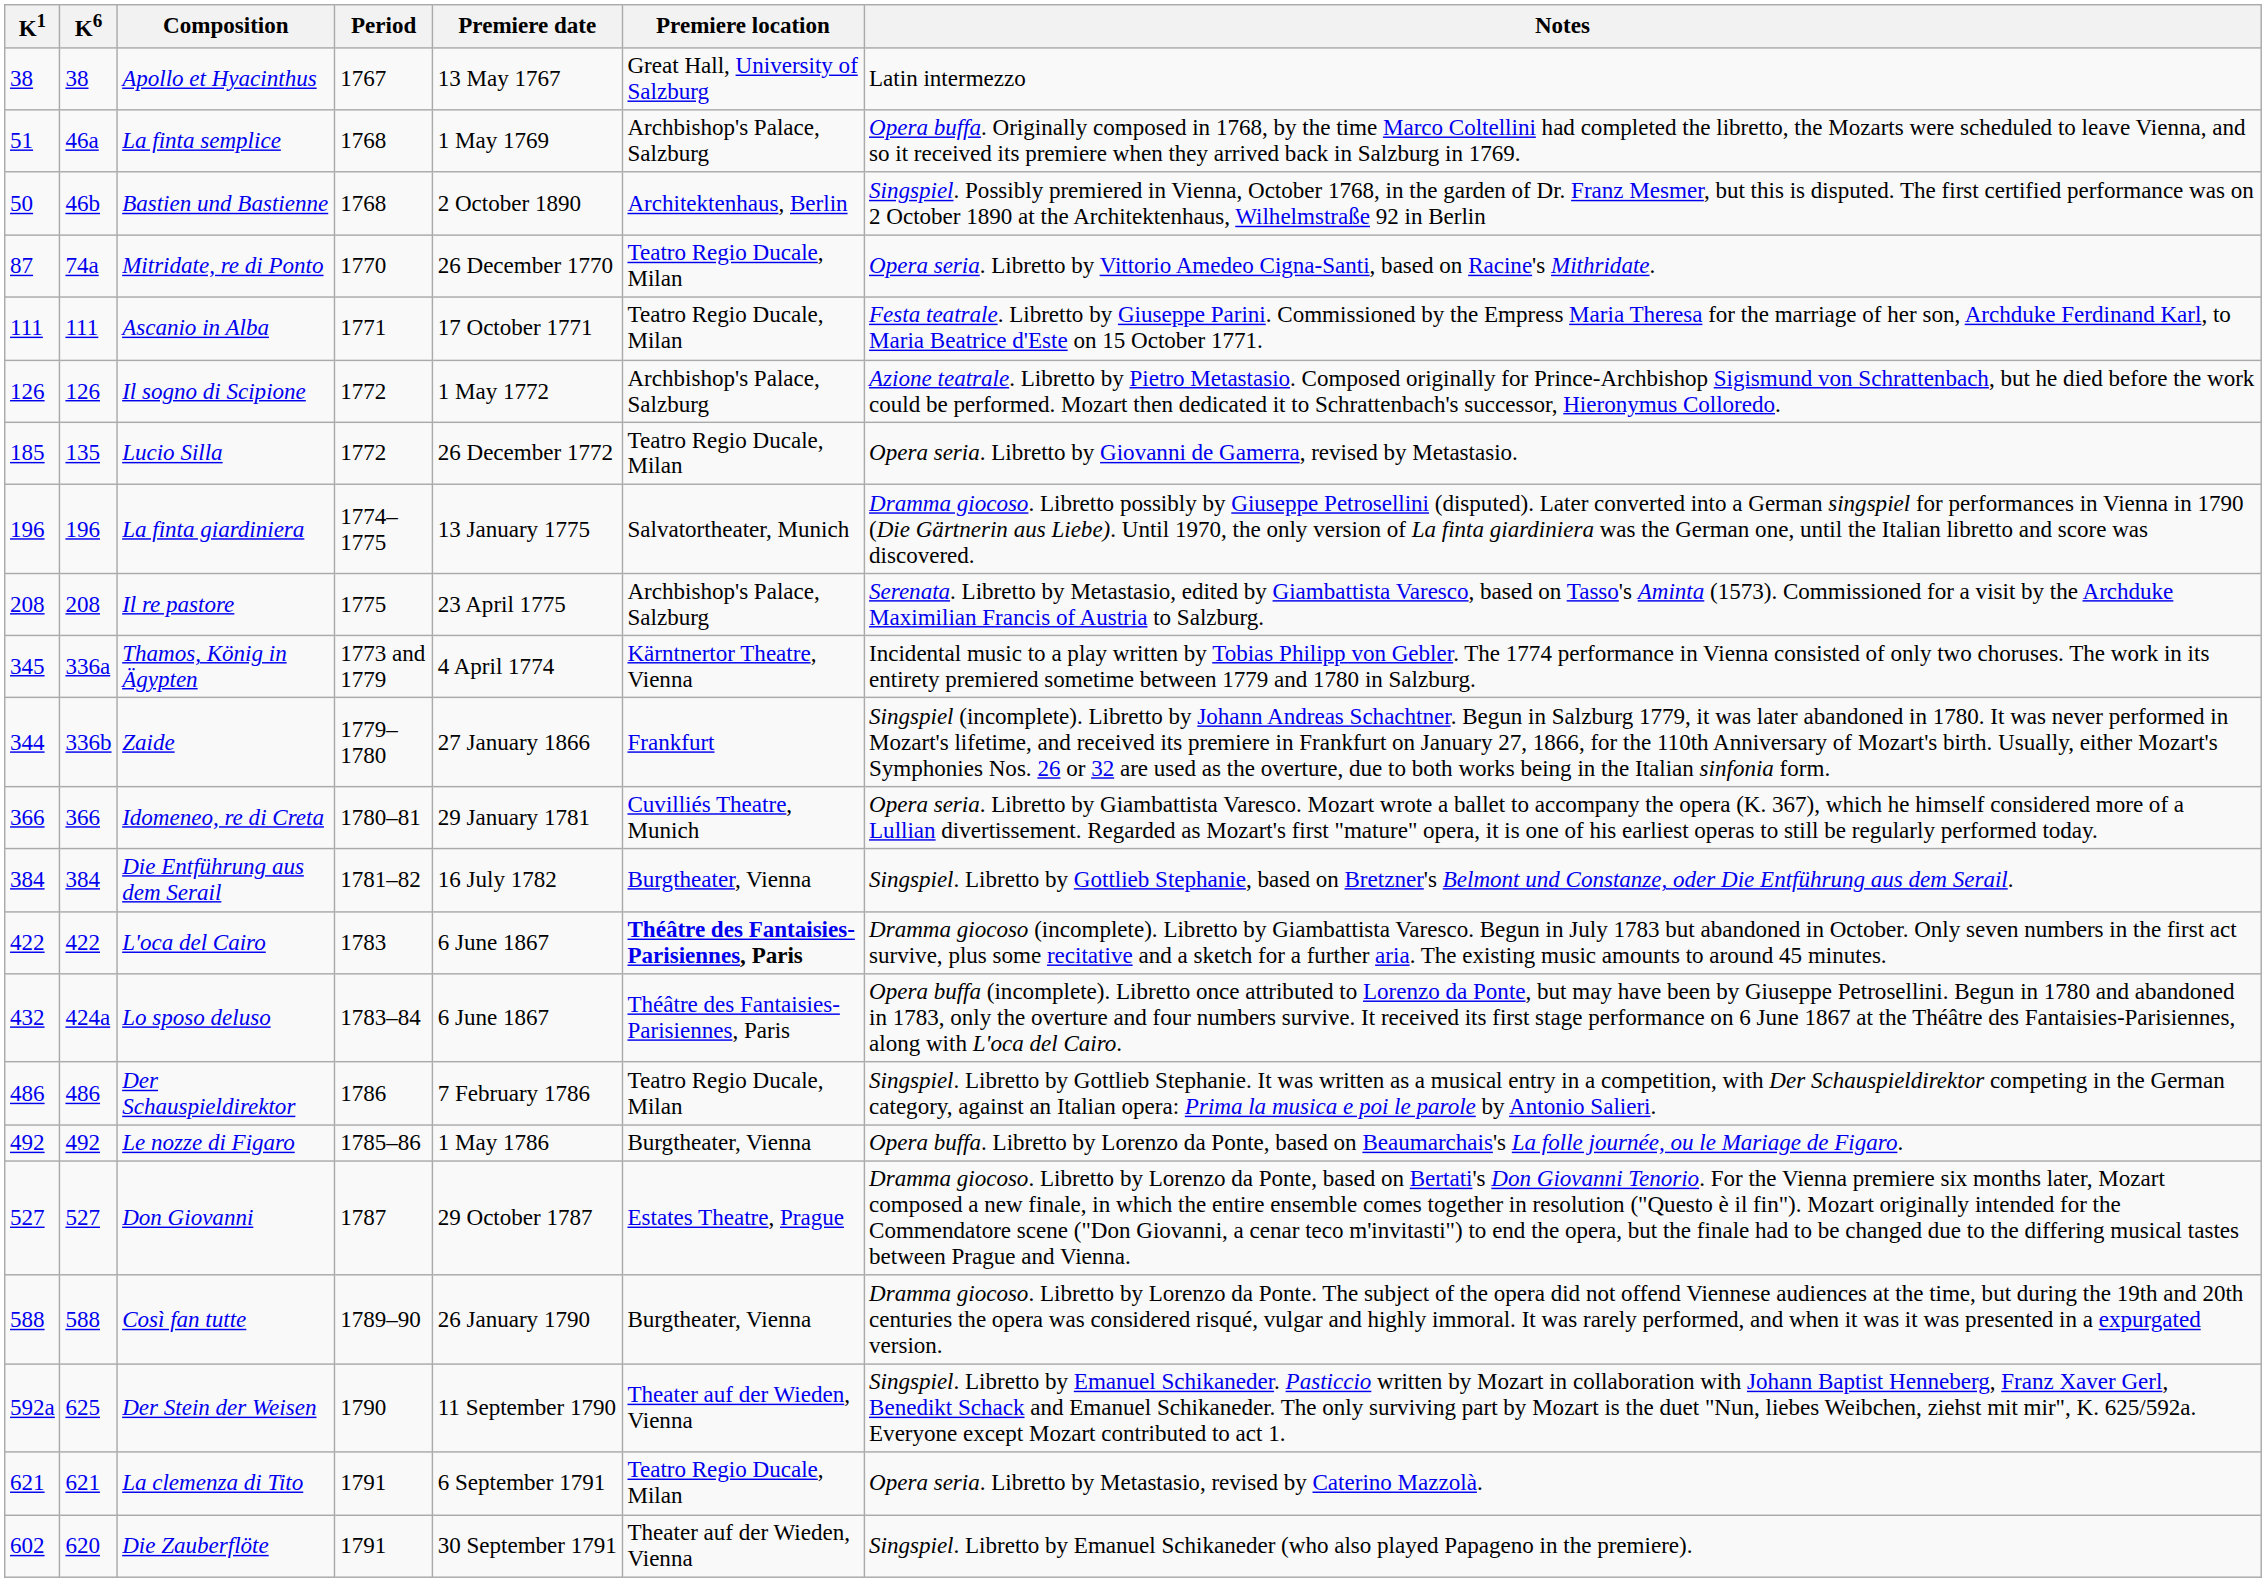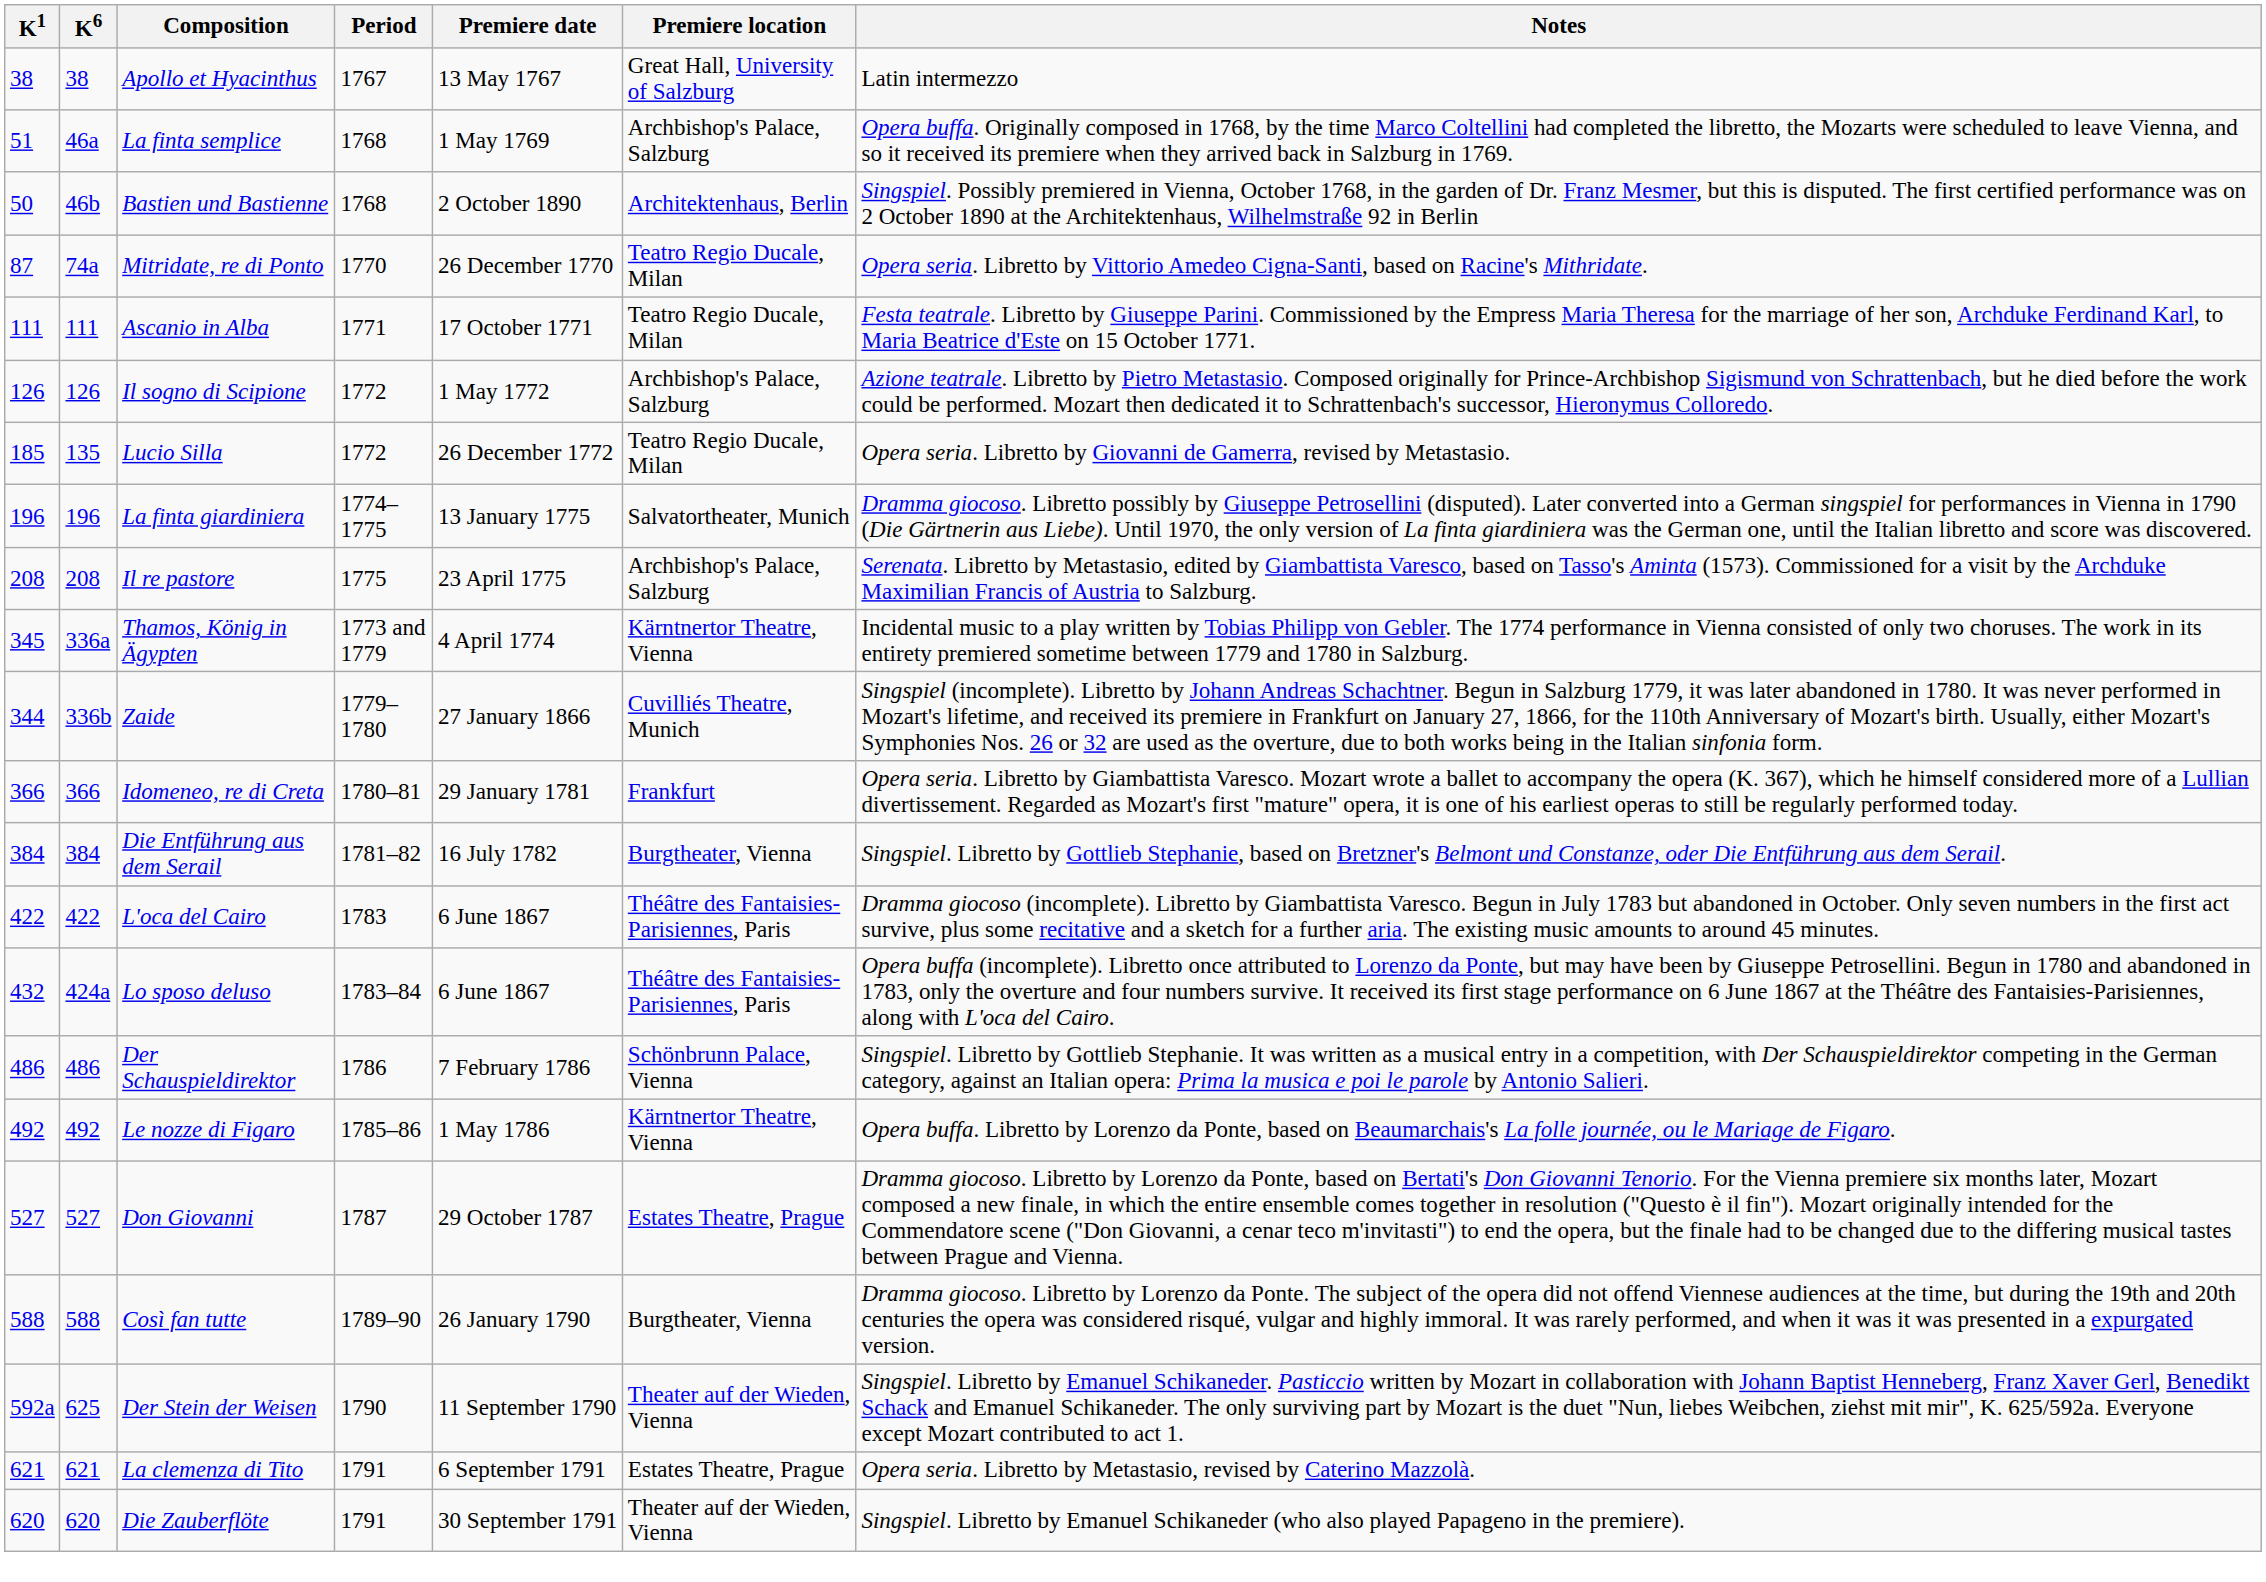(671, 741) Frankfurt -> (710, 716) Cuvilliés Theatre, Munich
(710, 817) Cuvilliés Theatre, Munich -> (671, 791) Frankfurt
(741, 942) bold -> (734, 916) normal
(726, 1093) Teatro Regio Ducale, Milan -> (719, 1067) Schönbrunn Palace, Vienna
(719, 1142) Burgtheater, Vienna -> (722, 1129) Kärntnertor Theatre, Vienna
(726, 1483) Teatro Regio Ducale, Milan -> (736, 1470) Estates Theatre, Prague
(27, 1545) 602 -> (27, 1519) 620
